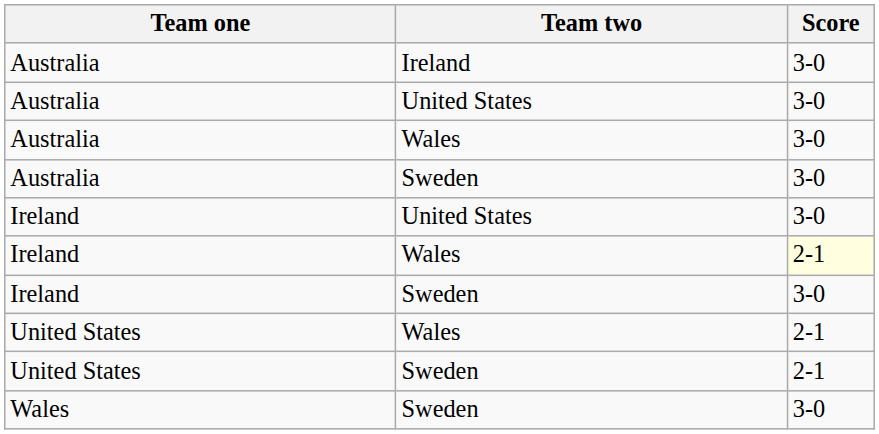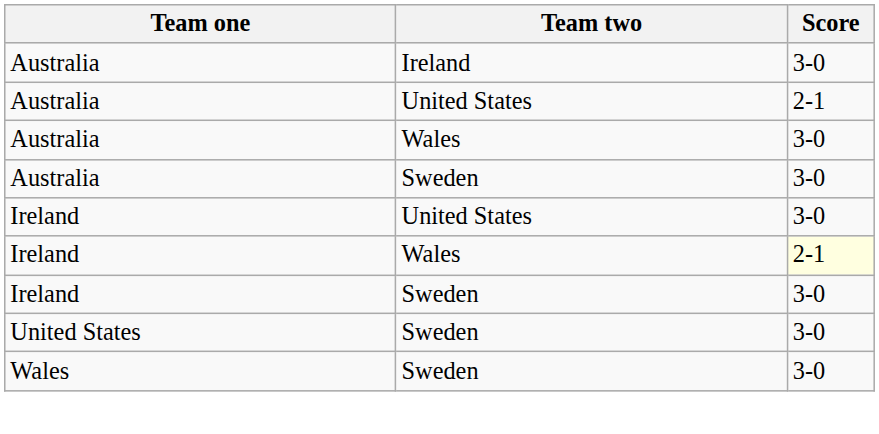(809, 100) 3-0 -> (809, 100) 2-1
- row: (76, 332)
(809, 370) 2-1 -> (809, 332) 3-0
